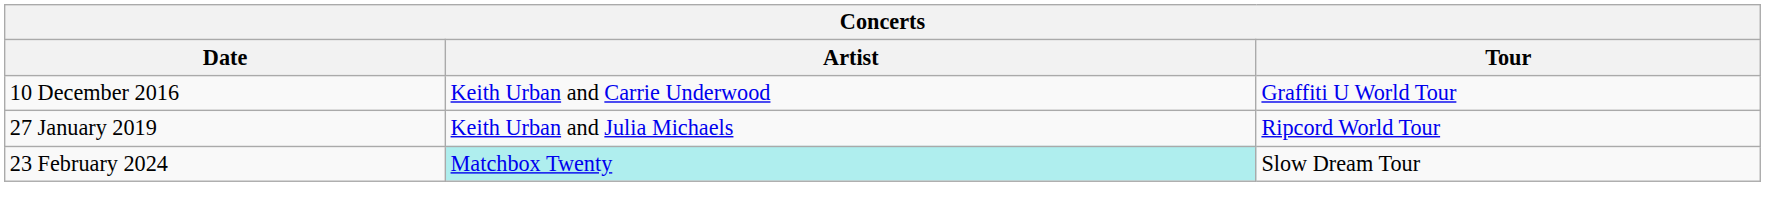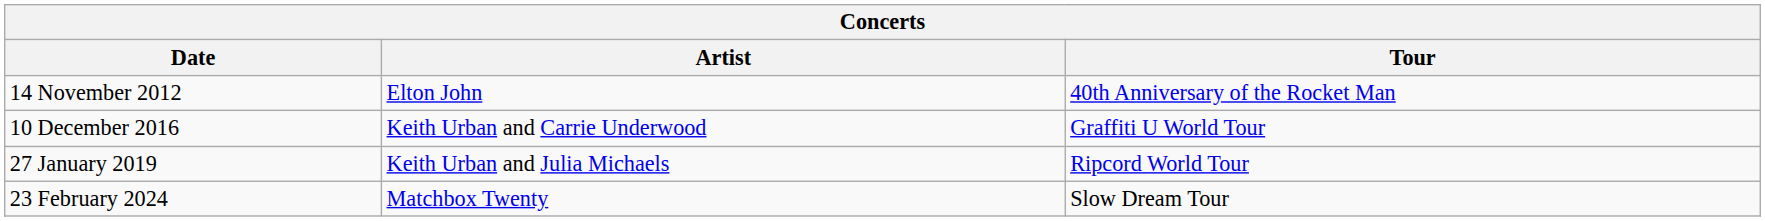+ row: (96, 92)
(531, 163) paleturquoise background -> (467, 198) no background
